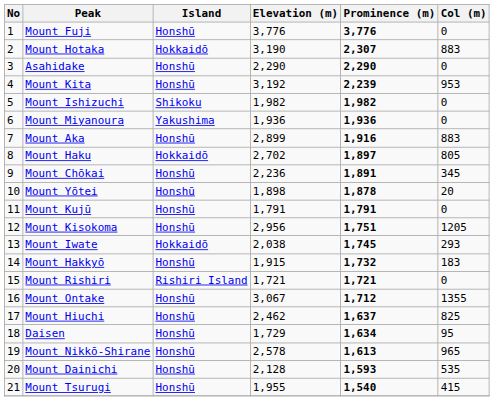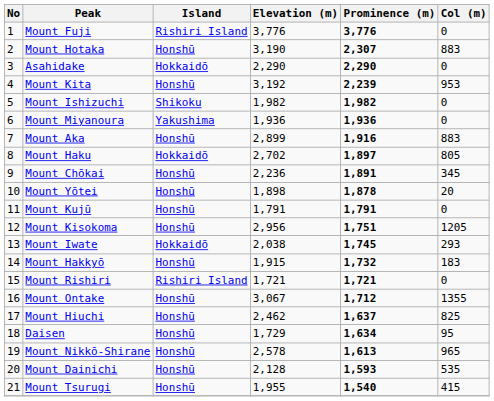(175, 31) Honshū -> (202, 31) Rishiri Island
(182, 49) Hokkaidō -> (175, 49) Honshū
(175, 67) Honshū -> (182, 67) Hokkaidō
